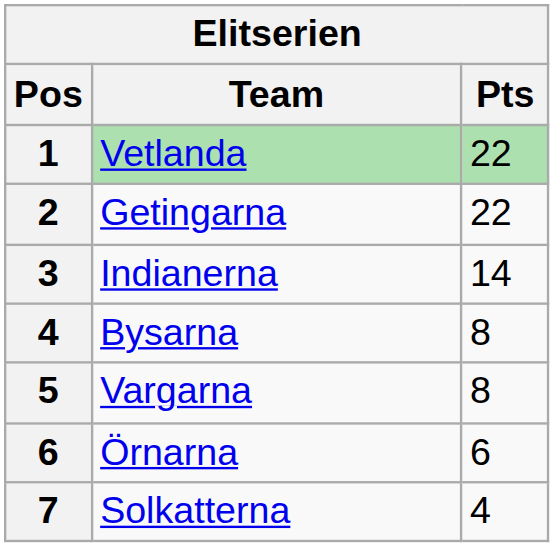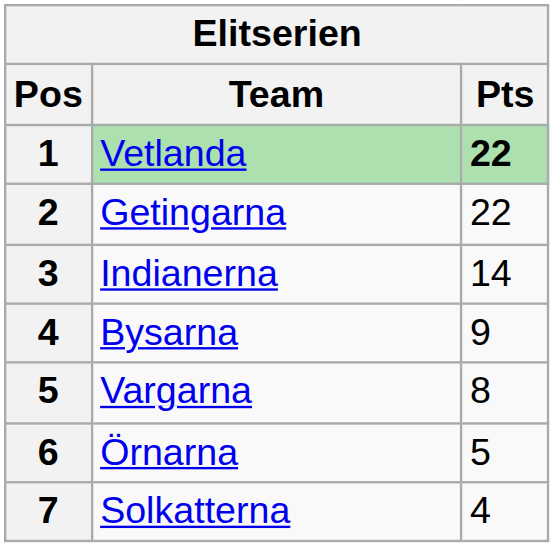(491, 153) normal -> (491, 153) bold
(480, 332) 8 -> (480, 332) 9
(480, 451) 6 -> (480, 451) 5
